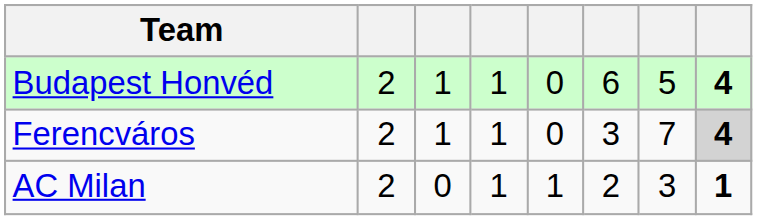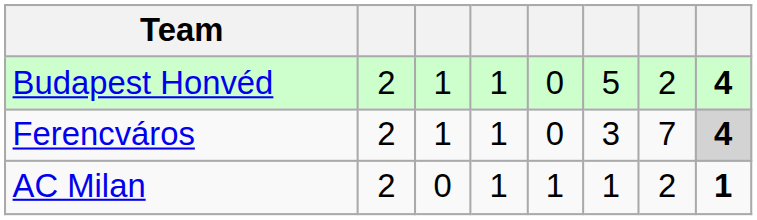(611, 82) 6 -> (611, 82) 5
(667, 82) 5 -> (667, 82) 2
(611, 186) 2 -> (611, 186) 1
(667, 186) 3 -> (667, 186) 2
